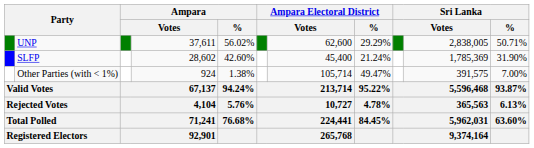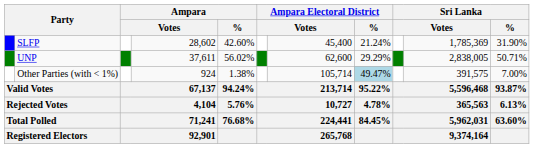rows swapped: (27, 43) <-> (28, 58)
(376, 74) no background -> (376, 74) lightblue background
